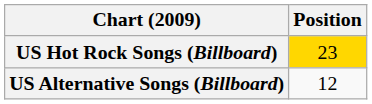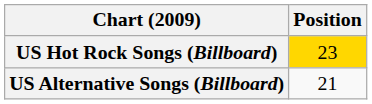(328, 83) 12 -> (328, 83) 21
